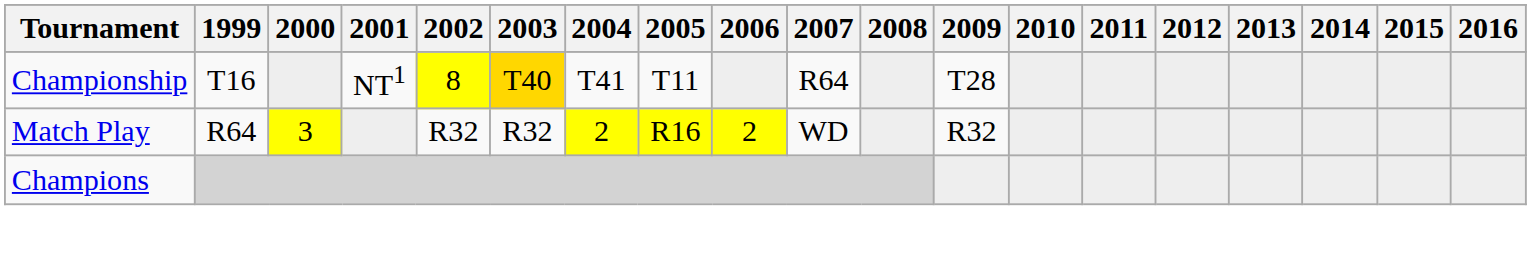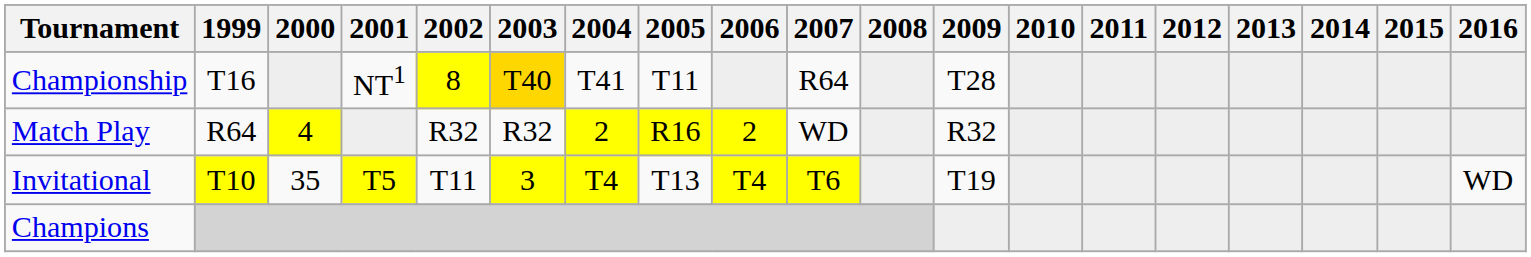(305, 131) 3 -> (305, 131) 4
+ row: (81, 179)
